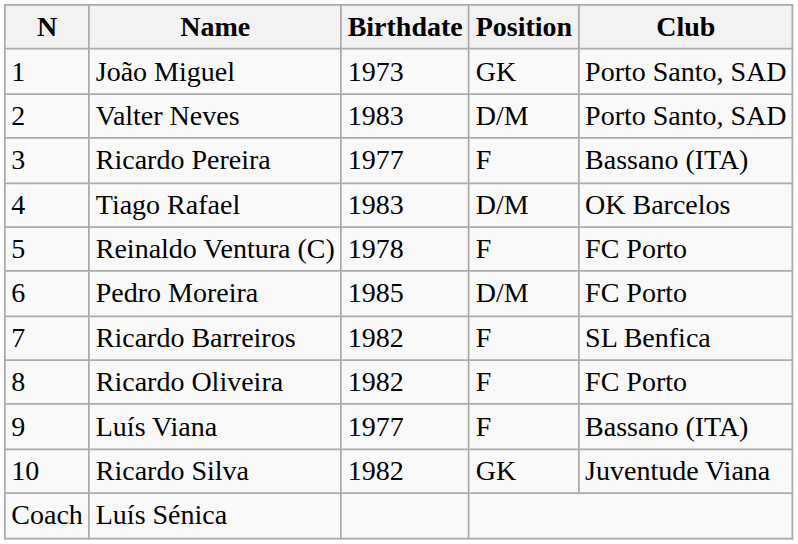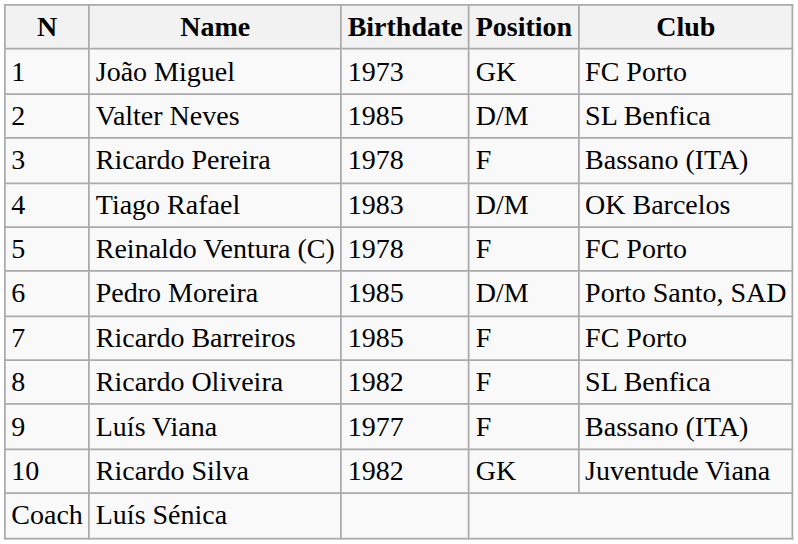(686, 71) Porto Santo, SAD -> (636, 71) FC Porto
(376, 115) 1983 -> (376, 115) 1985
(686, 115) Porto Santo, SAD -> (648, 115) SL Benfica
(376, 159) 1977 -> (376, 159) 1978
(636, 293) FC Porto -> (686, 293) Porto Santo, SAD
(376, 337) 1982 -> (376, 337) 1985
(648, 337) SL Benfica -> (636, 337) FC Porto
(636, 381) FC Porto -> (648, 381) SL Benfica
